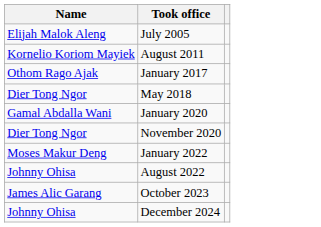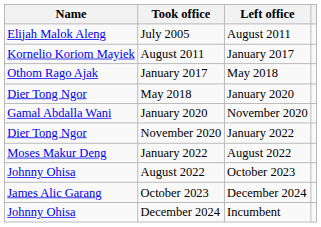+ column: (267, 14)
